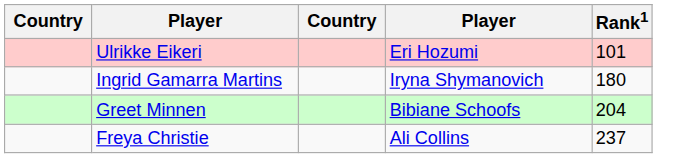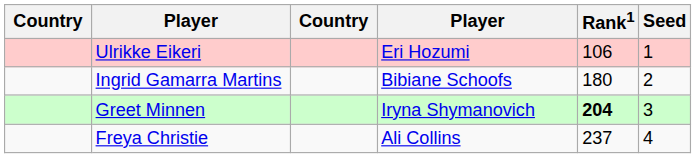+ column: (665, 21)
(611, 52) 101 -> (597, 52) 106
(467, 81) Iryna Shymanovich -> (447, 81) Bibiane Schoofs
(455, 109) Bibiane Schoofs -> (458, 109) Iryna Shymanovich
(611, 109) normal -> (597, 109) bold
